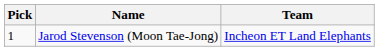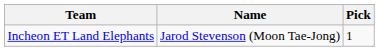columns swapped: (20, 14) <-> (298, 14)
